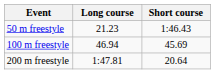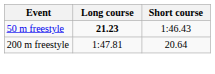(107, 28) normal -> (107, 28) bold
- row: (38, 44)
